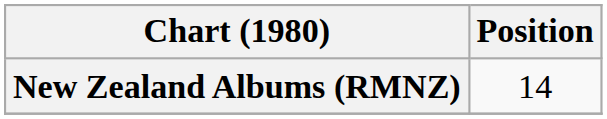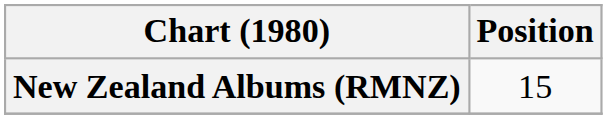(535, 85) 14 -> (535, 85) 15
